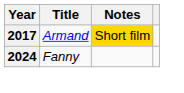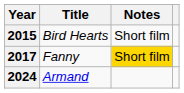+ row: (22, 35)
(66, 35) Armand -> (61, 56) Fanny
(61, 56) Fanny -> (66, 77) Armand
